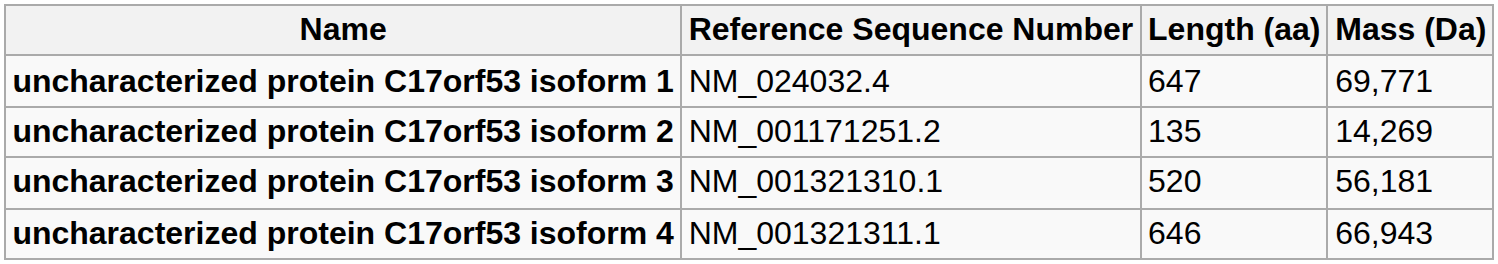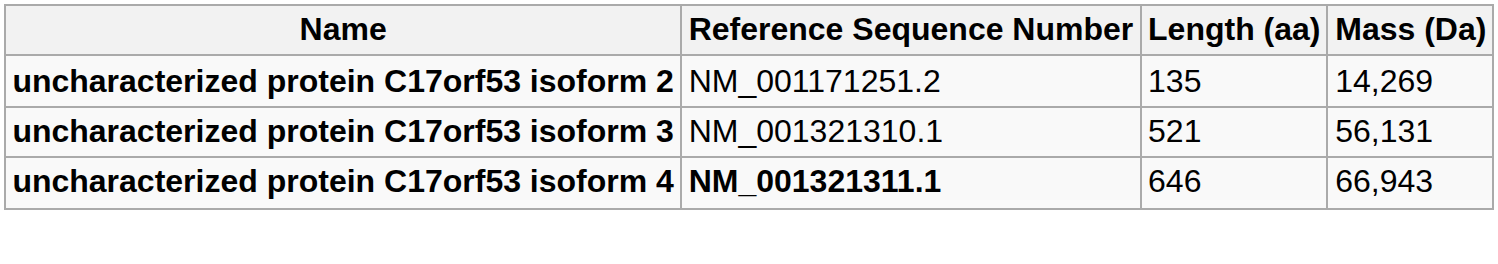- row: (343, 80)
(1175, 182) 520 -> (1175, 131) 521
(1384, 182) 56,181 -> (1384, 131) 56,131
(815, 232) normal -> (815, 182) bold
